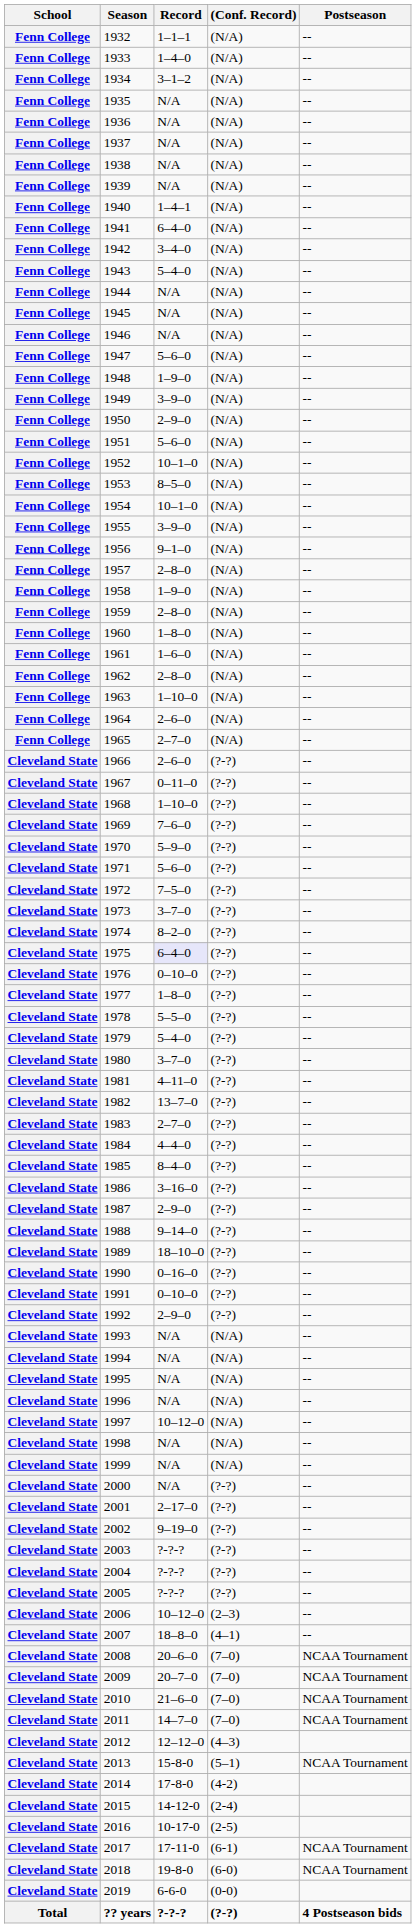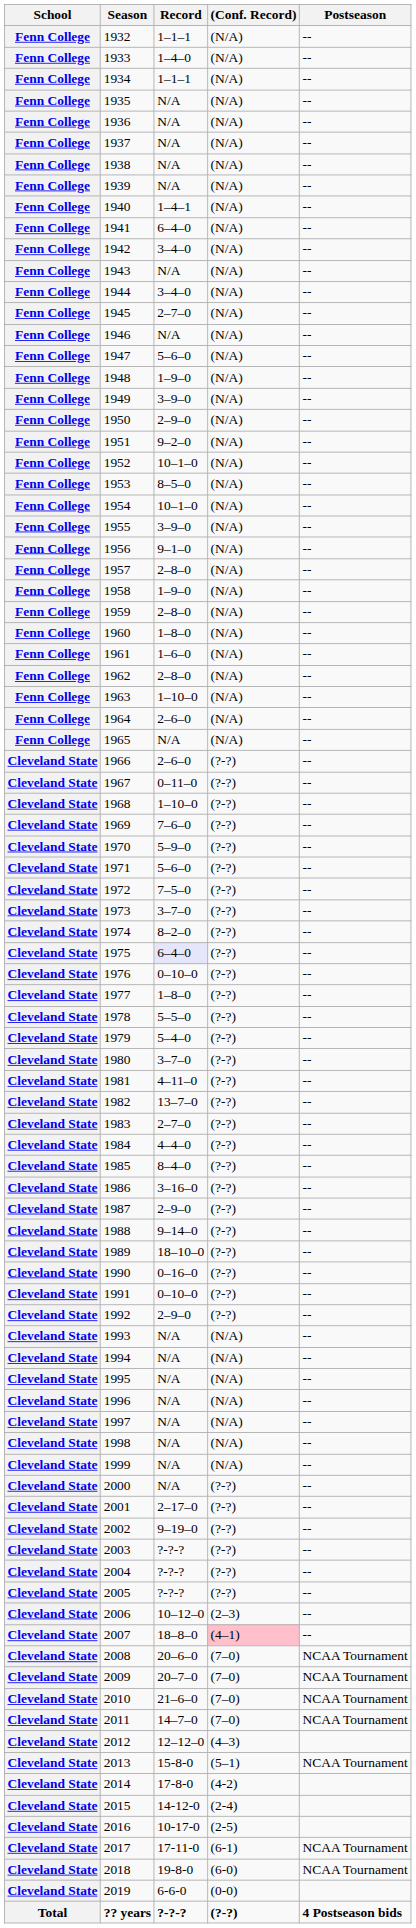(174, 79) 3–1–2 -> (174, 79) 1–1–1
(174, 270) 5–4–0 -> (169, 270) N/A
(169, 292) N/A -> (174, 292) 3–4–0
(169, 313) N/A -> (174, 313) 2–7–0
(174, 441) 5–6–0 -> (174, 441) 9–2–0
(174, 739) 2–7–0 -> (169, 739) N/A
(181, 1421) 10–12–0 -> (169, 1421) N/A
(225, 1635) no background -> (225, 1635) pink background
